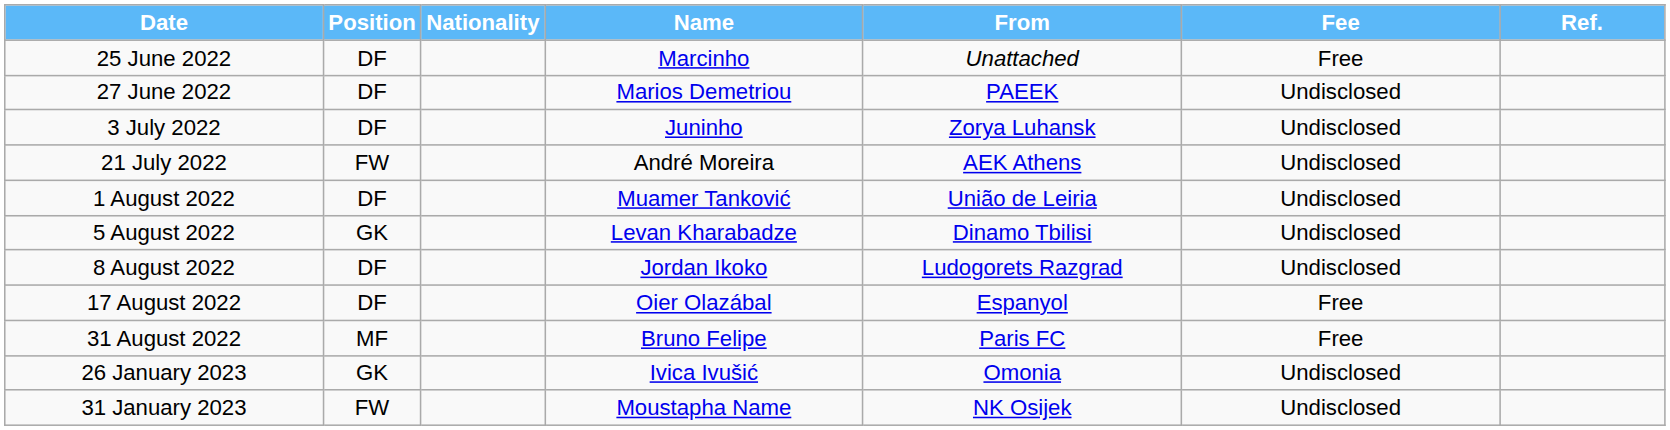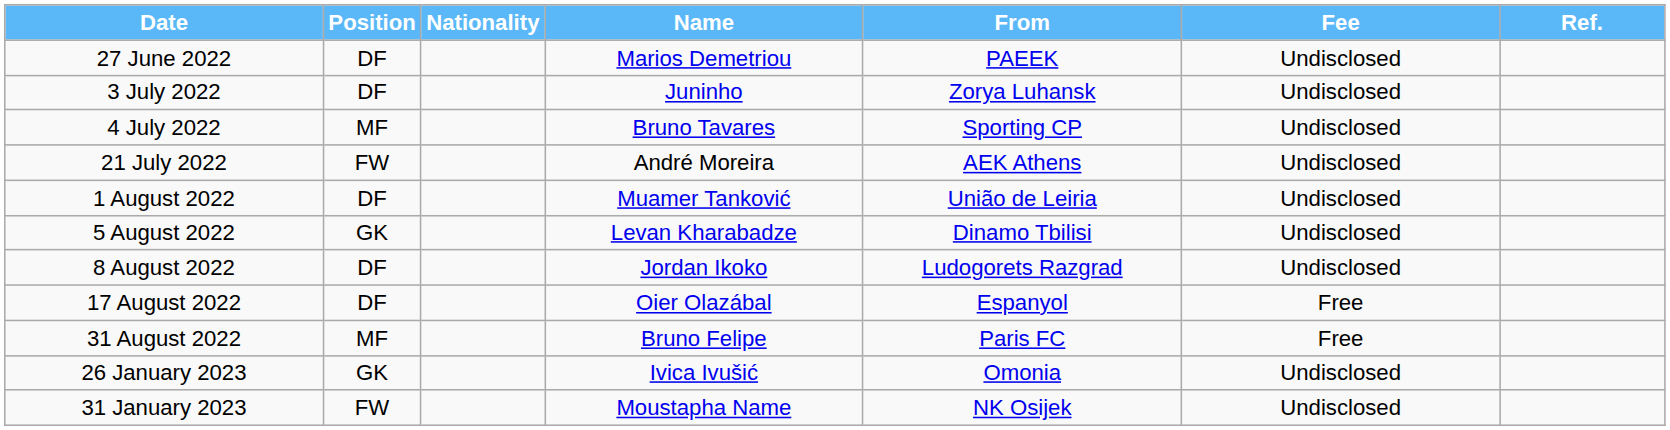- row: (164, 58)
+ row: (164, 128)
